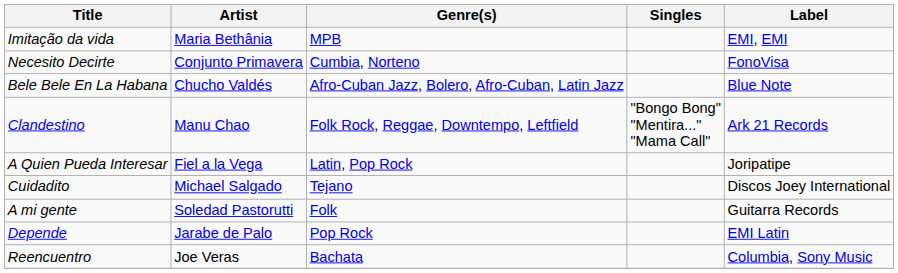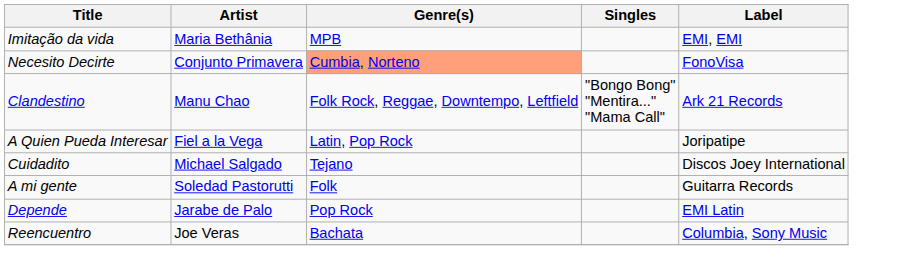(365, 62) no background -> (365, 62) lightsalmon background
- row: (88, 85)
